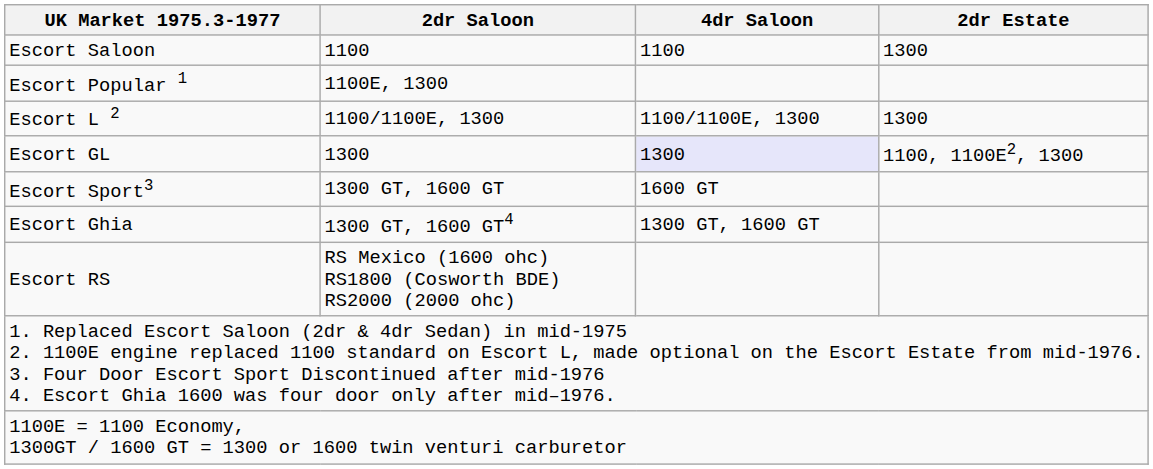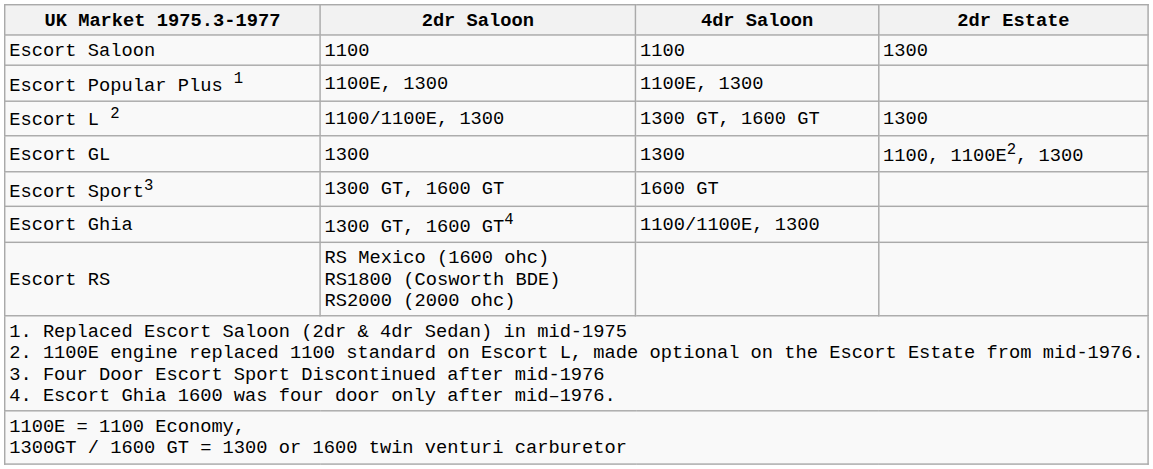- row: (98, 83)
+ row: (126, 83)
(730, 119) 1100/1100E, 1300 -> (730, 119) 1300 GT, 1600 GT
(662, 154) lavender background -> (662, 154) no background
(730, 225) 1300 GT, 1600 GT -> (730, 225) 1100/1100E, 1300
